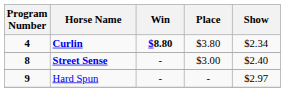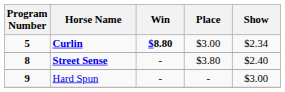(27, 43) 4 -> (27, 43) 5
(208, 43) $3.80 -> (208, 43) $3.00
(208, 61) $3.00 -> (208, 61) $3.80
(256, 78) $2.97 -> (256, 78) $3.00
